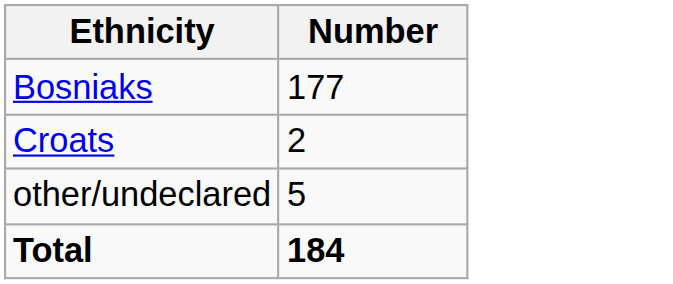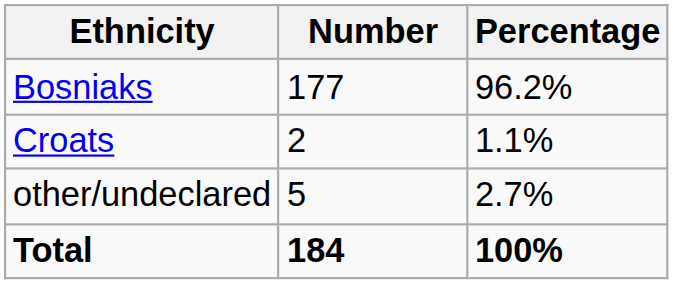+ column: (568, 31)
